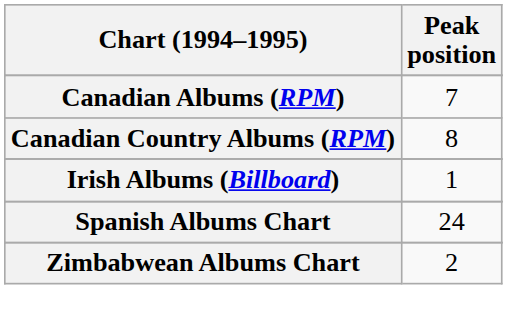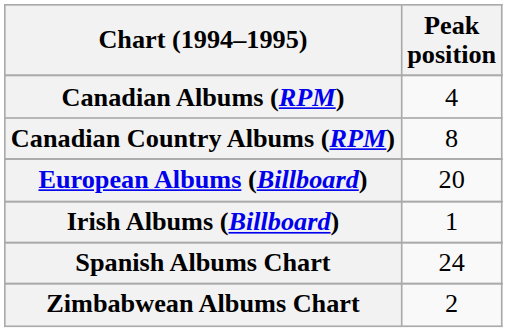(452, 96) 7 -> (452, 96) 4
+ row: (203, 179)
